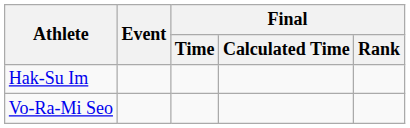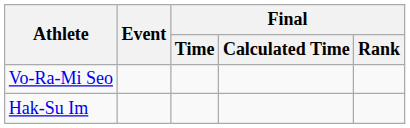rows swapped: (49, 79) <-> (61, 108)
